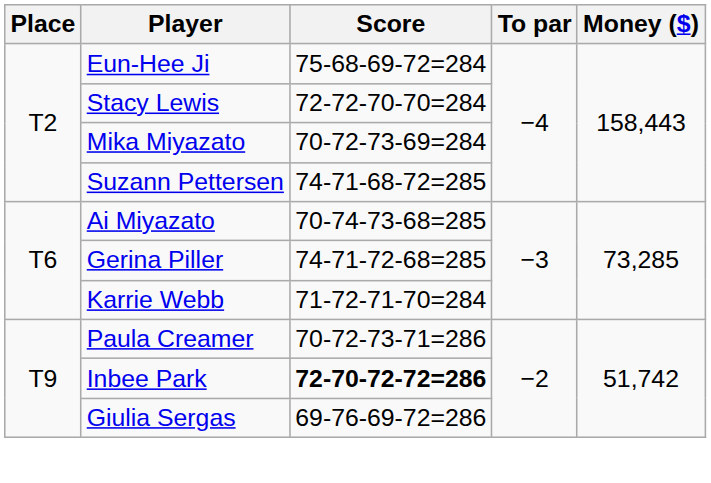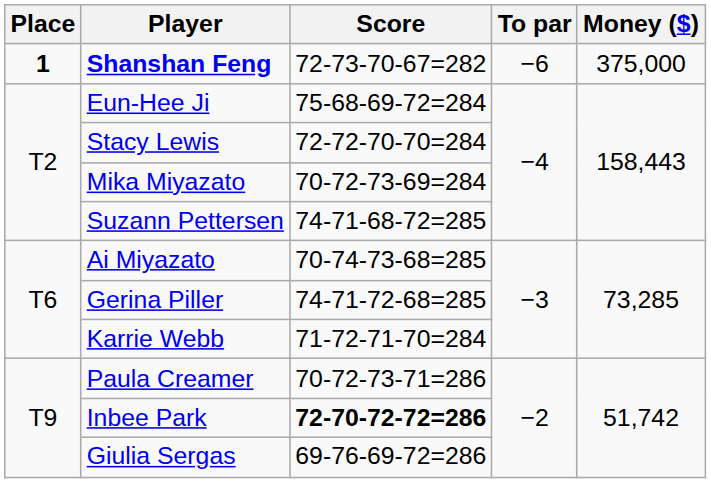+ row: (179, 63)
